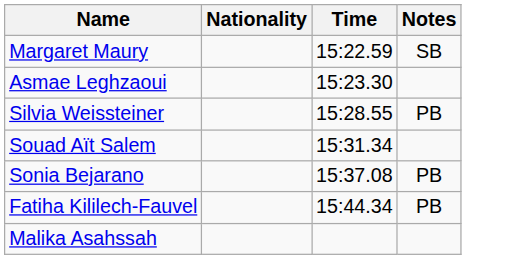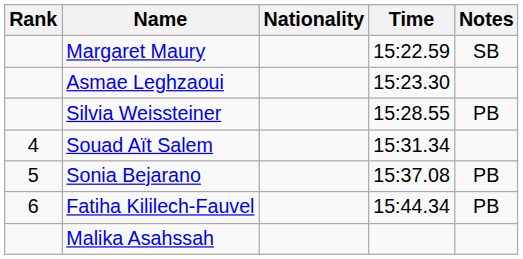+ column: (33, 20)
